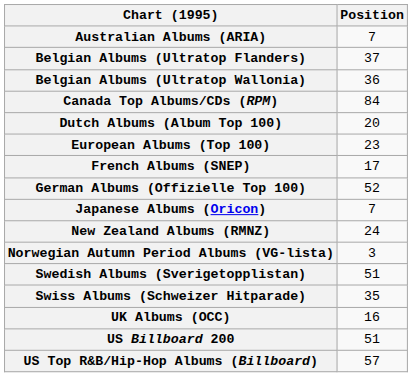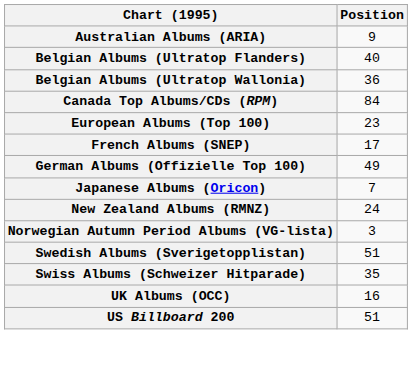(372, 37) 7 -> (372, 37) 9
(372, 59) 37 -> (372, 59) 40
- row: (171, 123)
(372, 188) 52 -> (372, 167) 49
- row: (171, 361)
